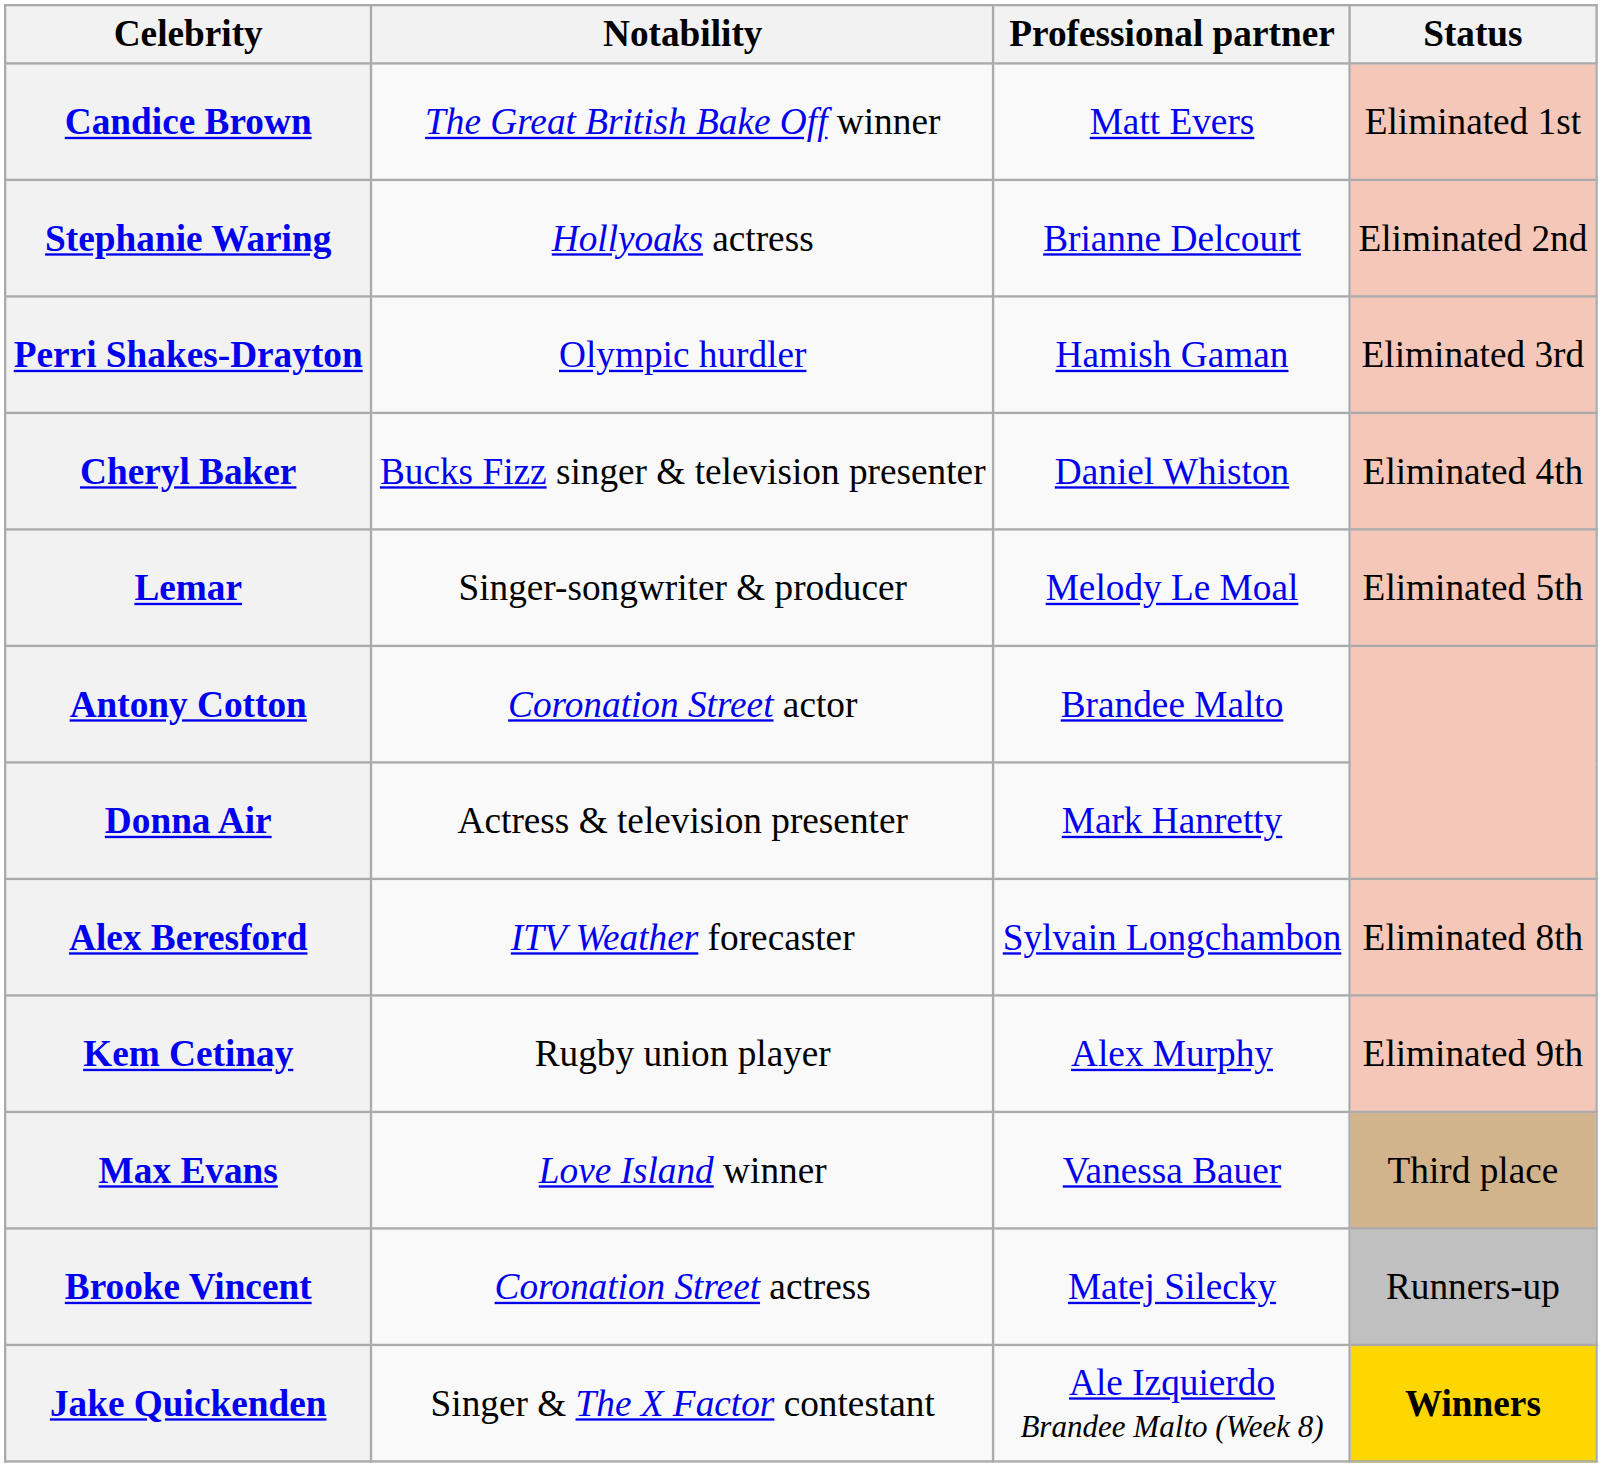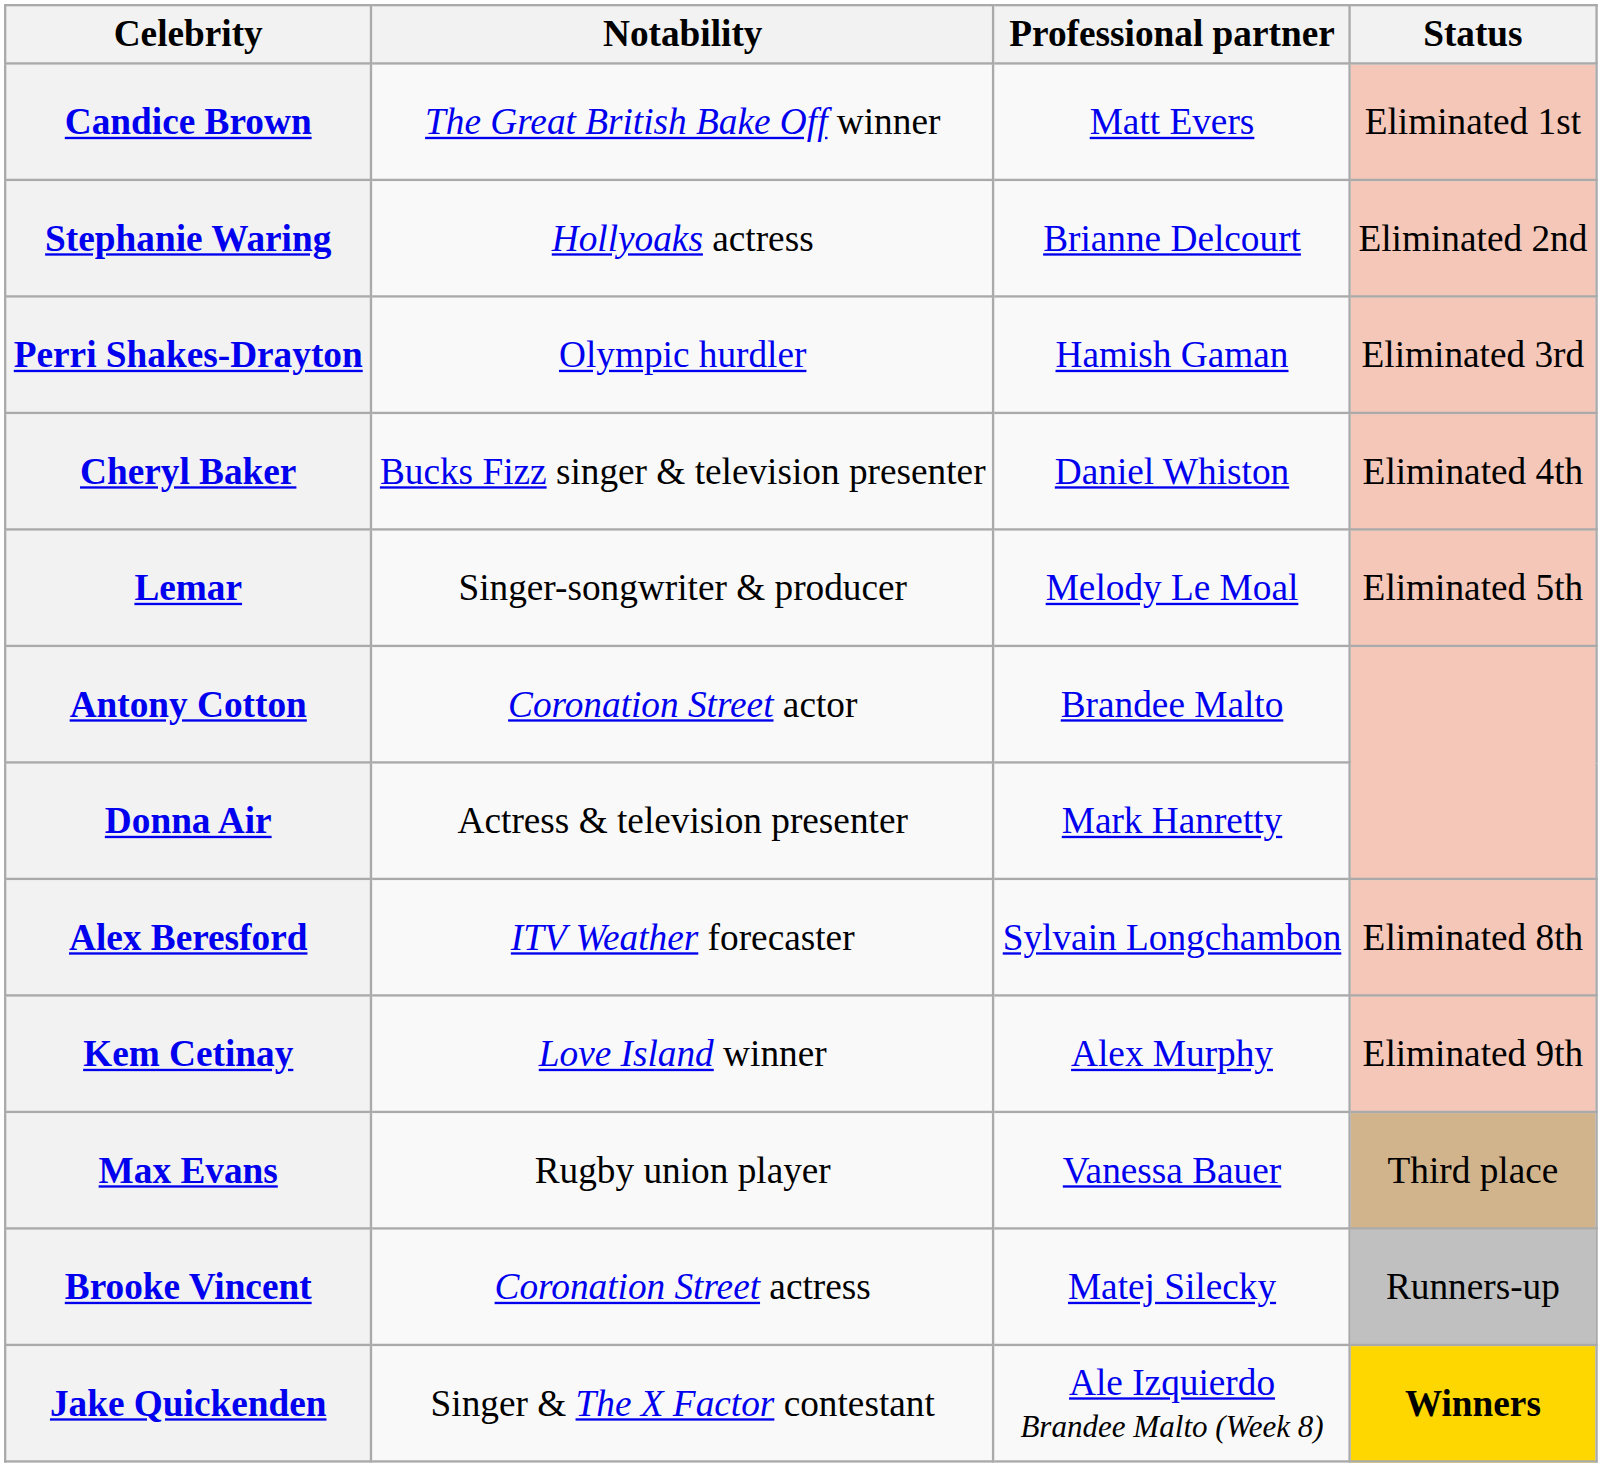(683, 1053) Rugby union player -> (683, 1053) Love Island winner
(683, 1170) Love Island winner -> (683, 1170) Rugby union player
